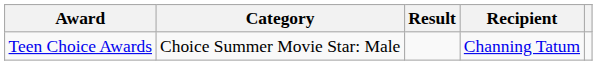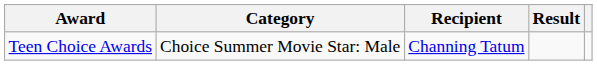columns swapped: (522, 18) <-> (432, 18)
